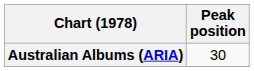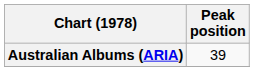(218, 54) 30 -> (218, 54) 39
